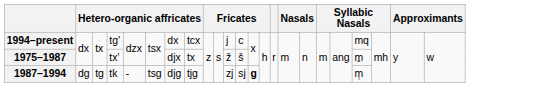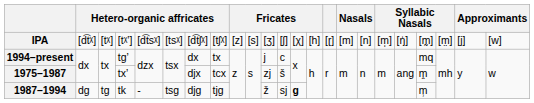+ row: (40, 40)
(194, 40) tcx -> (217, 57) tx
(191, 57) tx -> (219, 73) tcx
(228, 57) ž -> (267, 73) zj
(230, 73) zj -> (266, 90) ž
